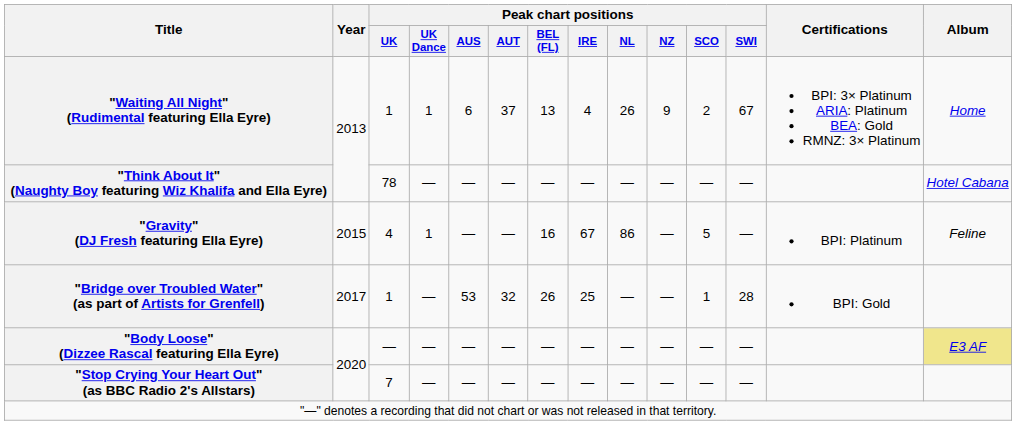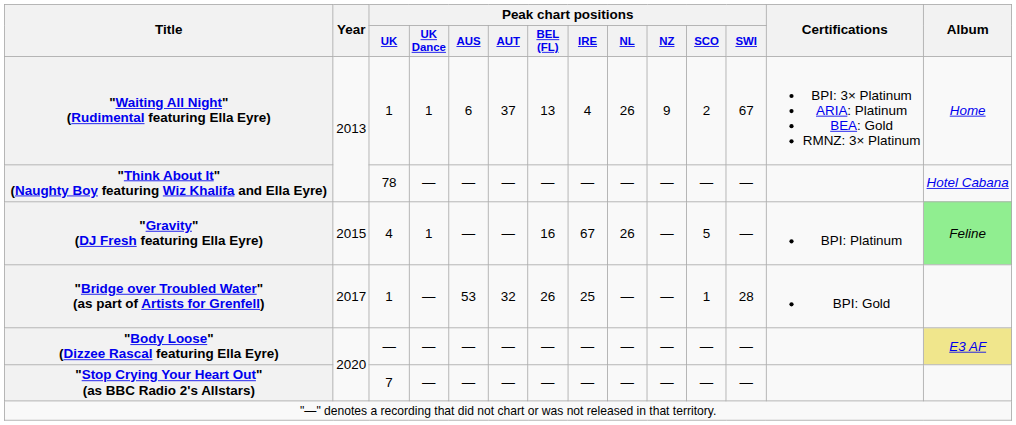(627, 233) 86 -> (627, 233) 26
(968, 233) no background -> (968, 233) lightgreen background
